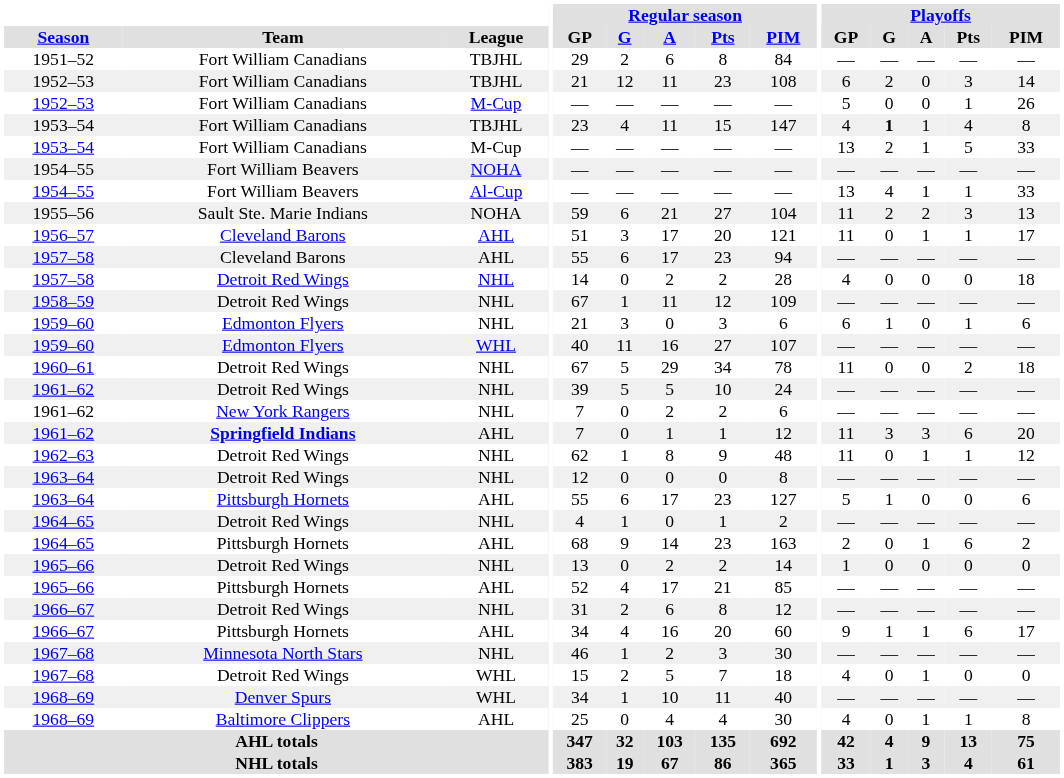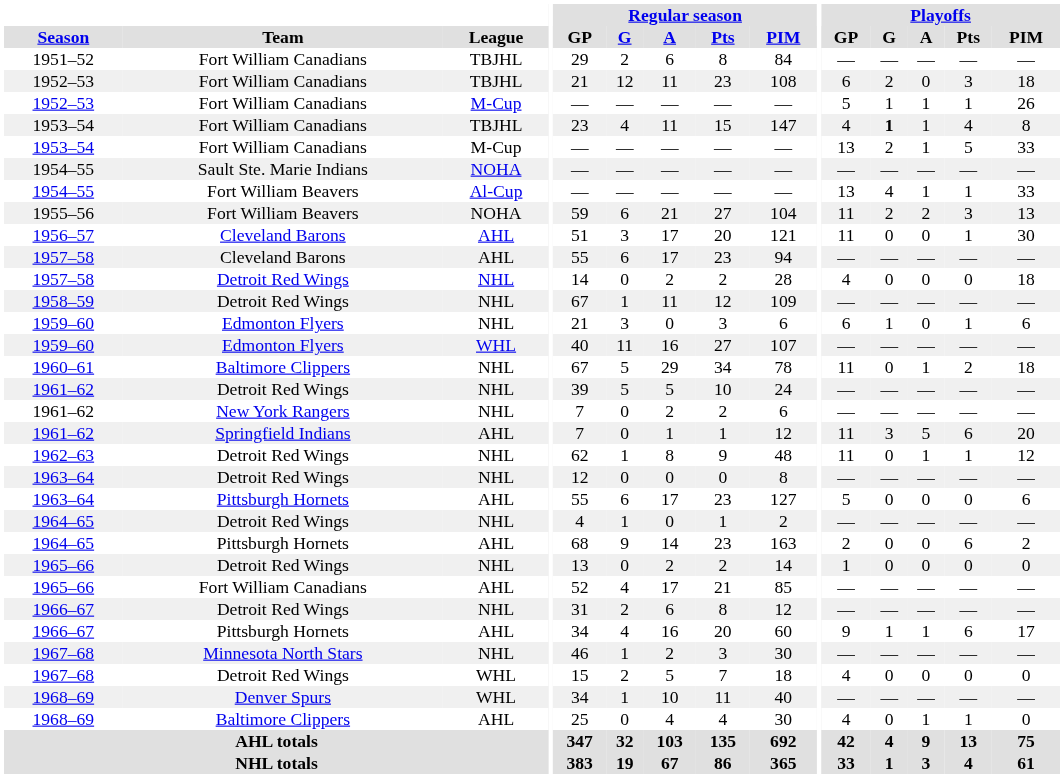(1026, 80) 14 -> (1026, 80) 18
(889, 102) 0 -> (889, 102) 1
(926, 102) 0 -> (926, 102) 1
(283, 168) Fort William Beavers -> (283, 168) Sault Ste. Marie Indians
(283, 212) Sault Ste. Marie Indians -> (283, 212) Fort William Beavers
(926, 234) 1 -> (926, 234) 0
(1026, 234) 17 -> (1026, 234) 30
(283, 366) Detroit Red Wings -> (283, 366) Baltimore Clippers
(926, 366) 0 -> (926, 366) 1
(283, 432) bold -> (283, 432) normal
(926, 432) 3 -> (926, 432) 5
(889, 498) 1 -> (889, 498) 0
(926, 542) 1 -> (926, 542) 0
(283, 586) Pittsburgh Hornets -> (283, 586) Fort William Canadians
(926, 674) 1 -> (926, 674) 0
(1026, 718) 8 -> (1026, 718) 0
